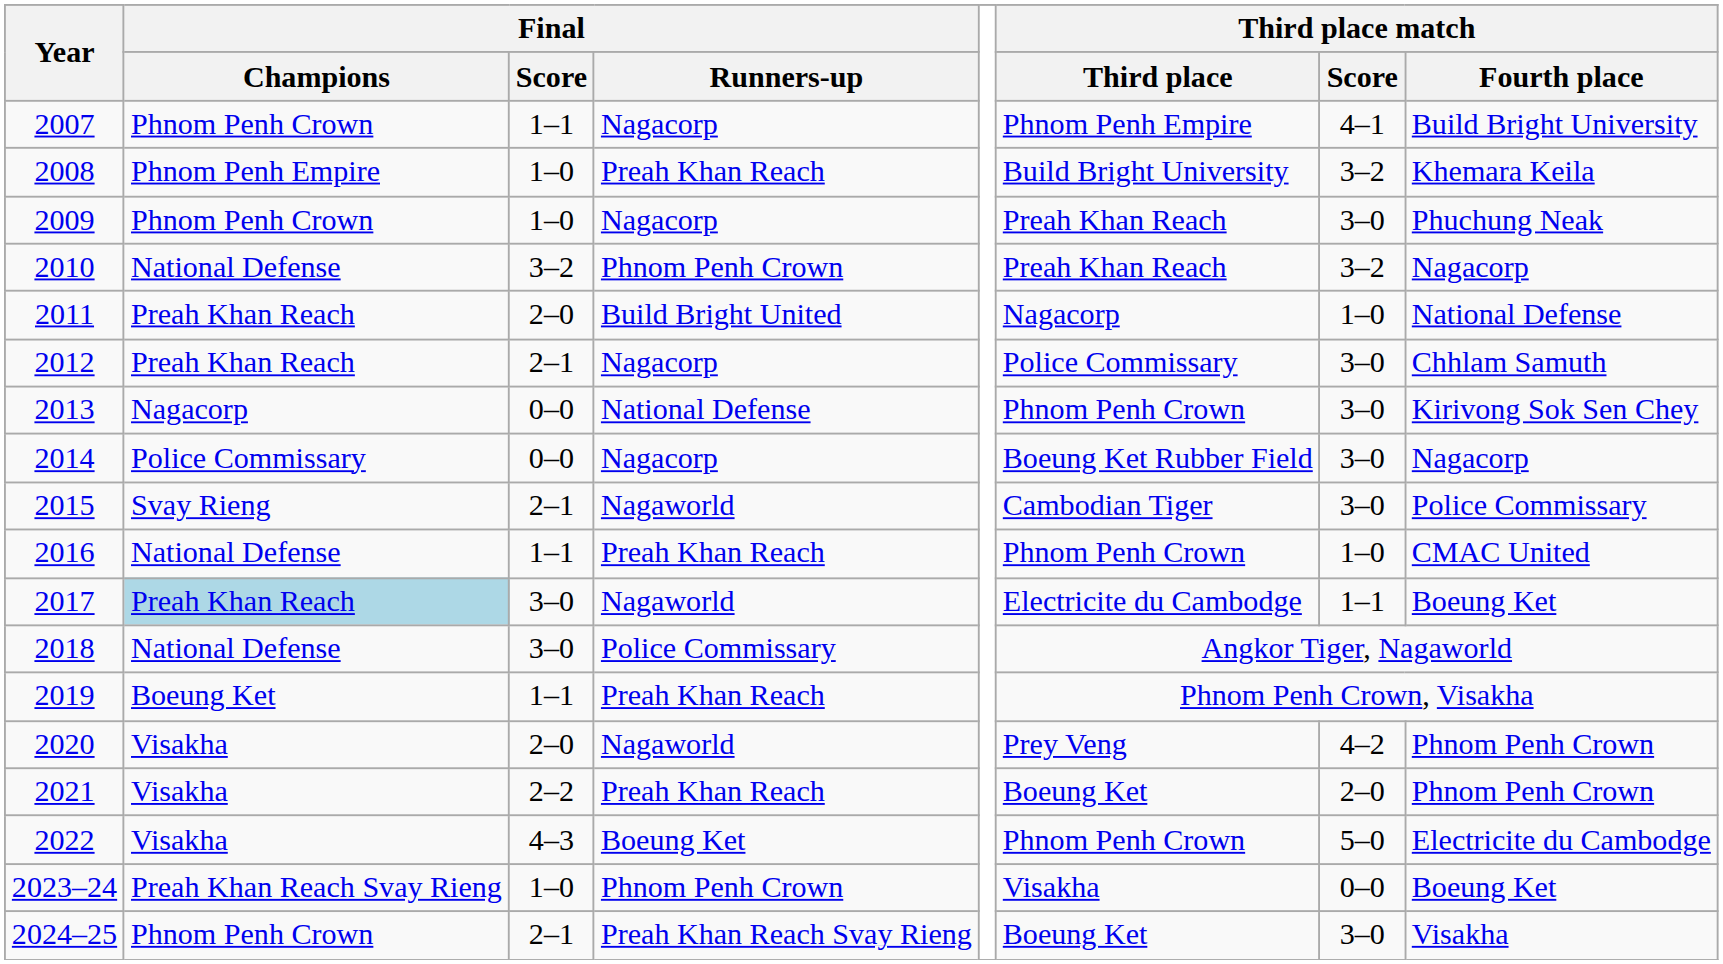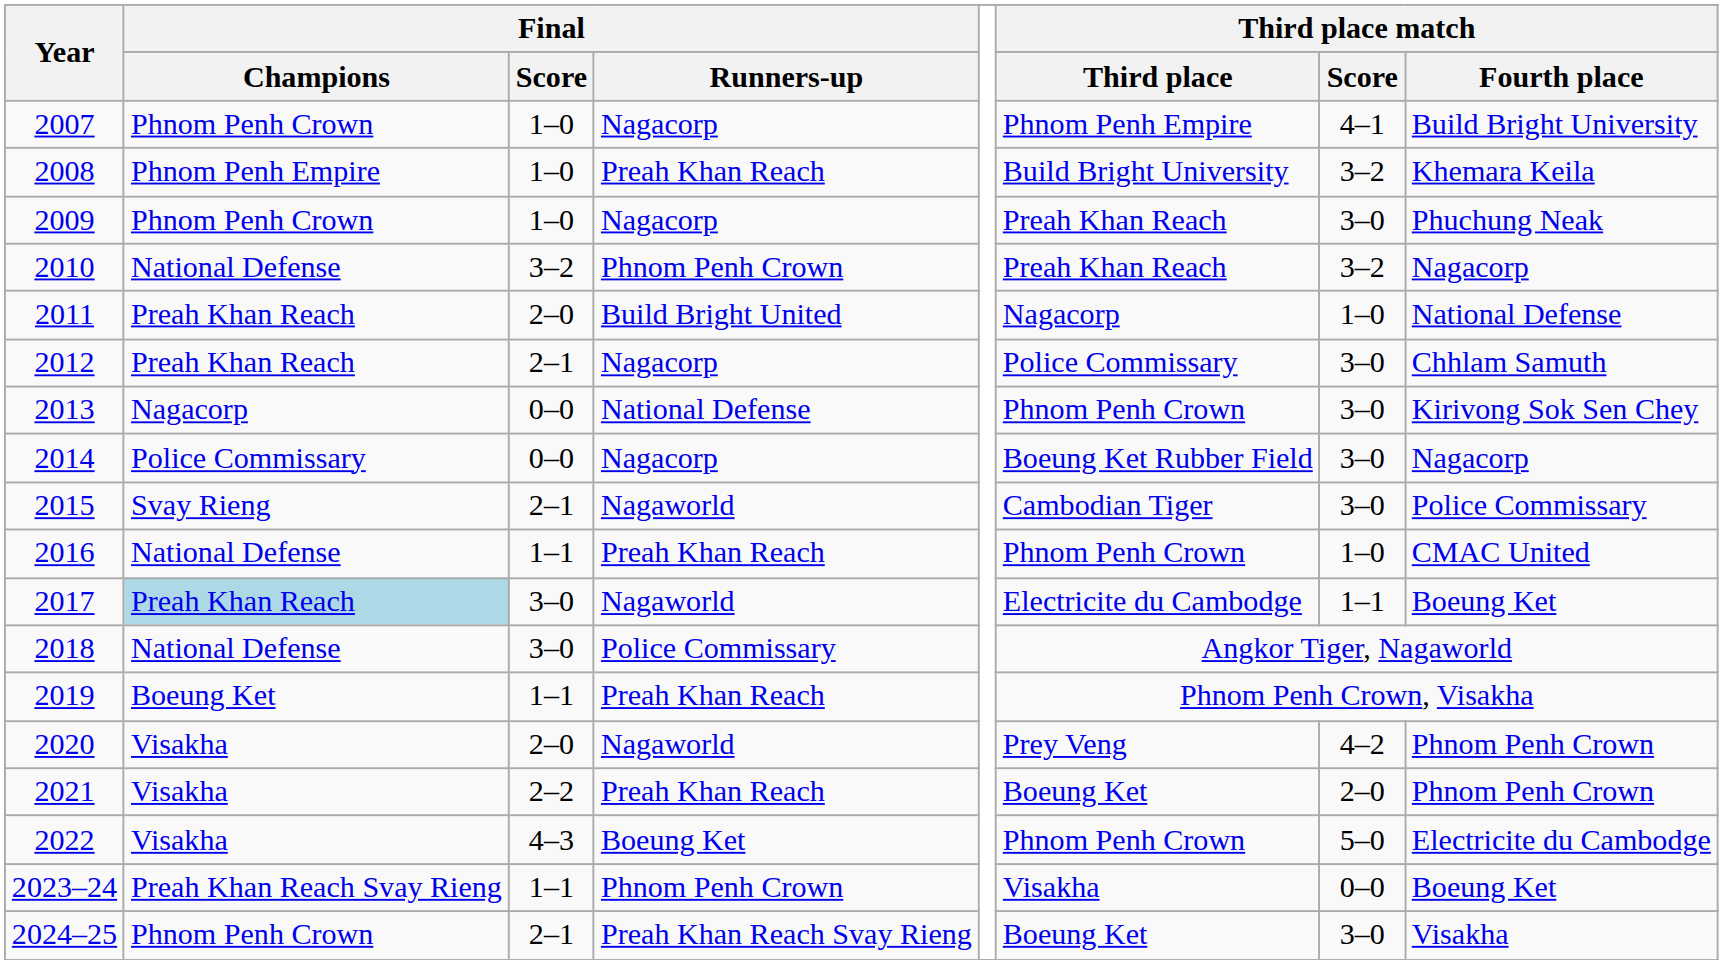(551, 123) 1–1 -> (551, 123) 1–0
(551, 887) 1–0 -> (551, 887) 1–1
